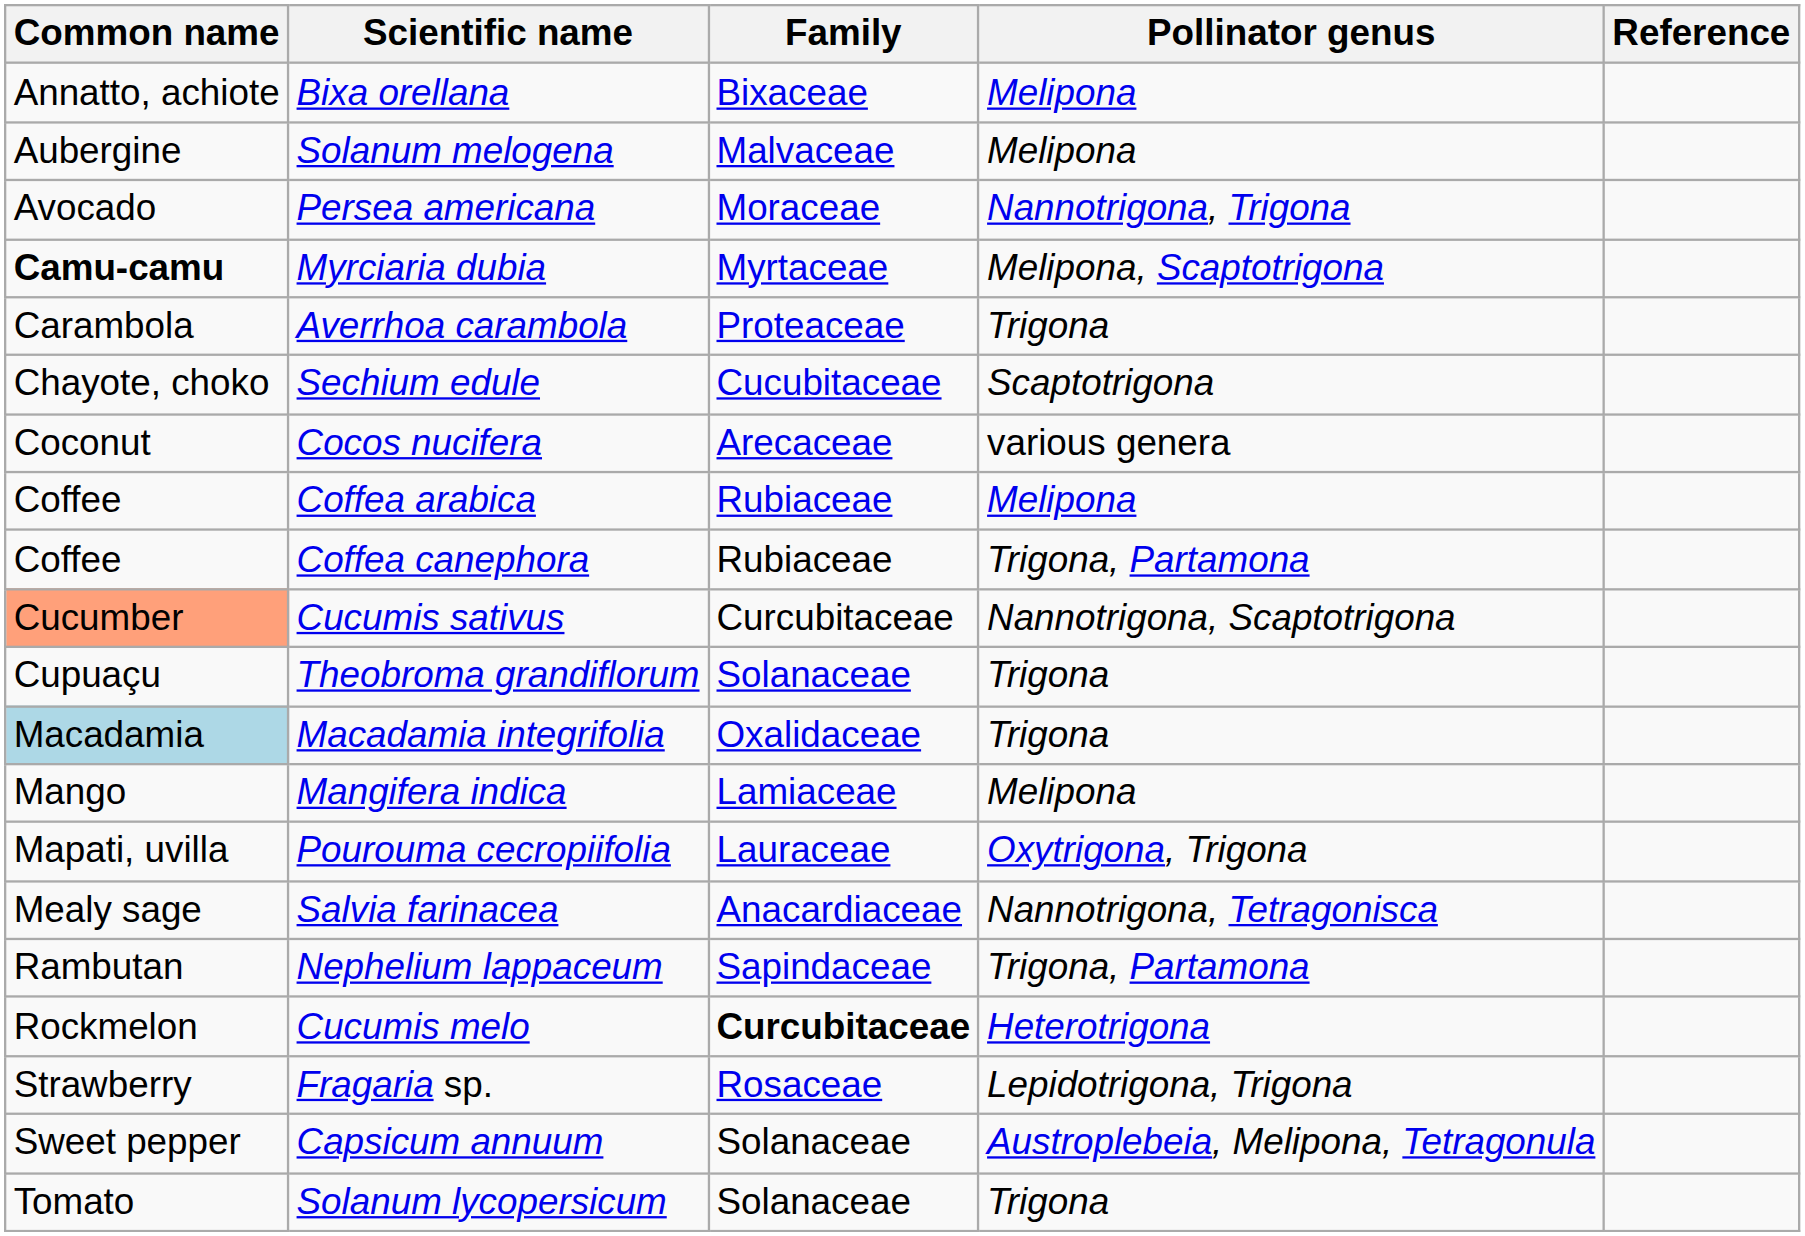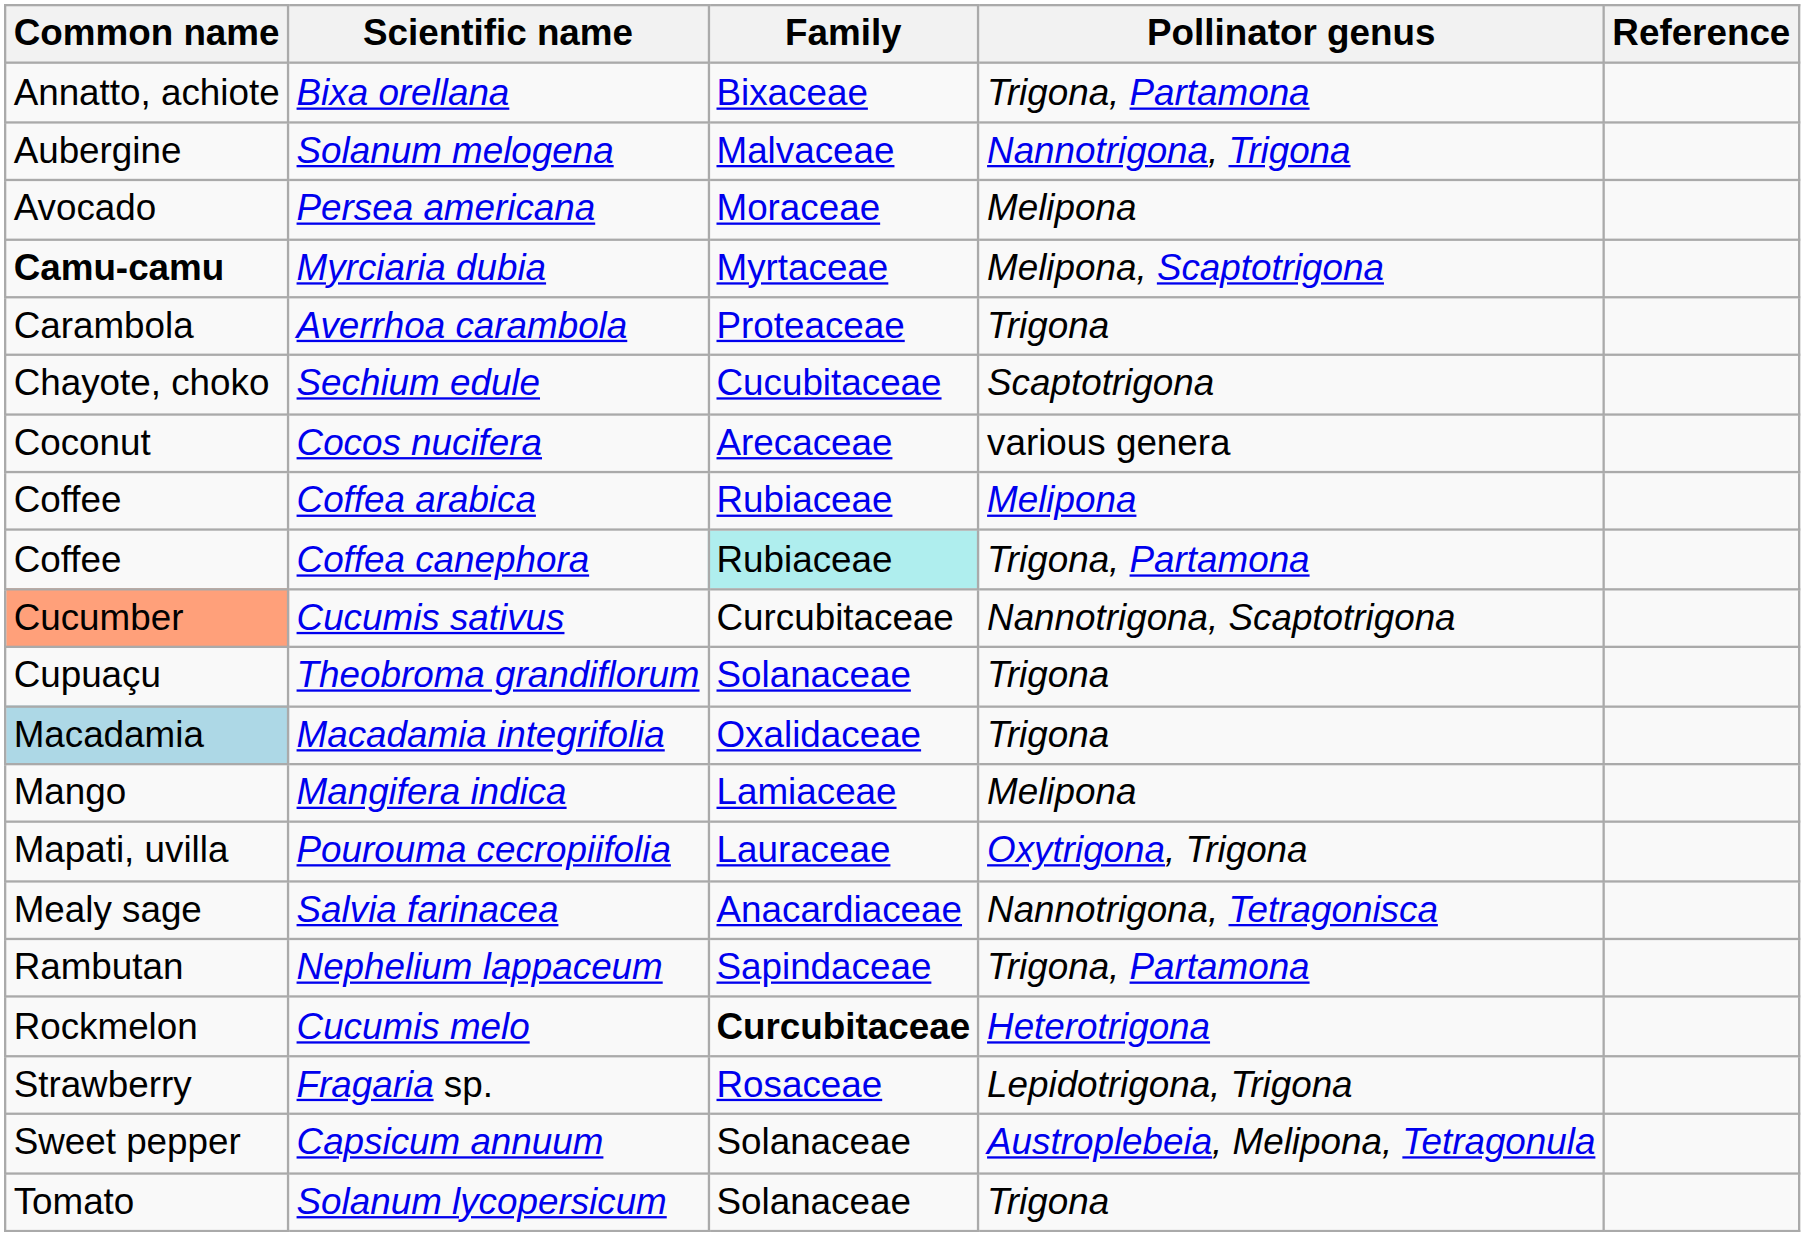(1062, 92) Melipona -> (1148, 92) Trigona, Partamona
(1062, 150) Melipona -> (1169, 150) Nannotrigona, Trigona
(1169, 208) Nannotrigona, Trigona -> (1062, 208) Melipona
(804, 558) no background -> (804, 558) paleturquoise background
